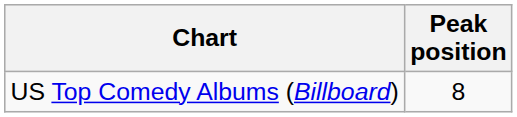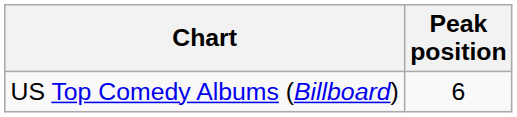(458, 91) 8 -> (458, 91) 6
